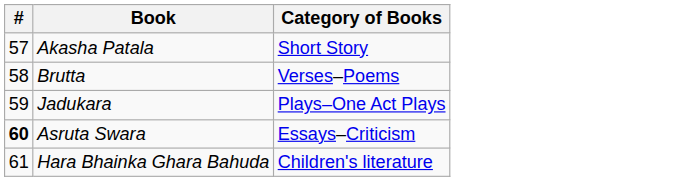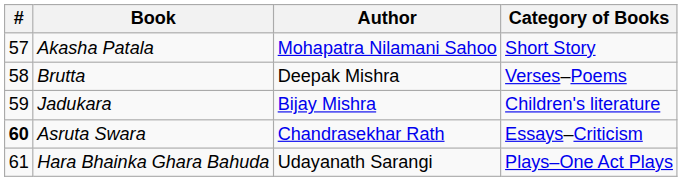+ column: (387, 18)
(362, 104) Plays–One Act Plays -> (583, 104) Children's literature
(355, 162) Children's literature -> (589, 162) Plays–One Act Plays
